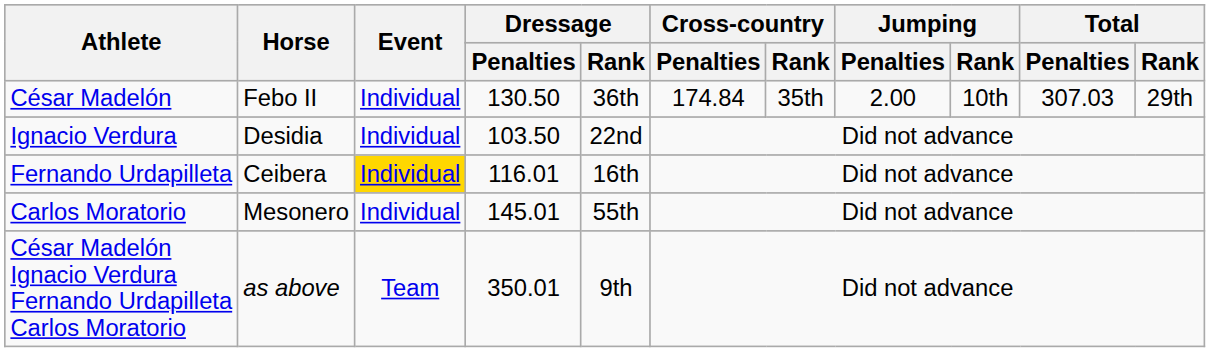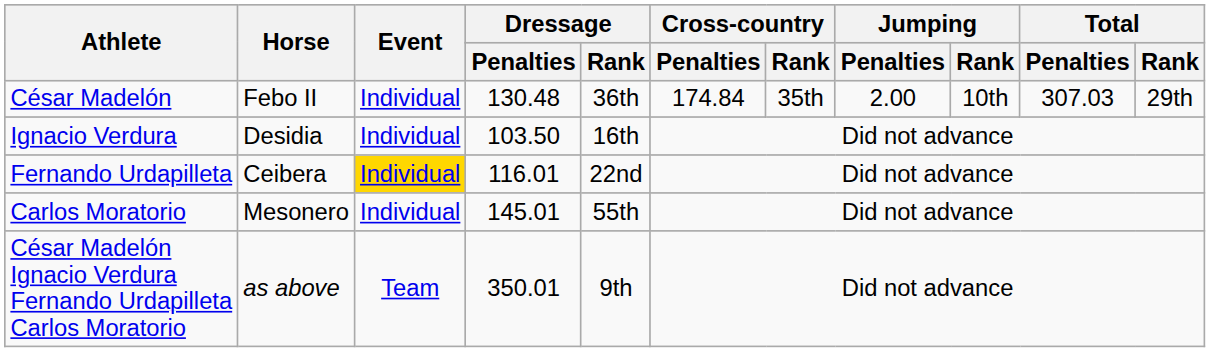(524, 99) 130.50 -> (524, 99) 130.48
(616, 137) 22nd -> (616, 137) 16th
(616, 174) 16th -> (616, 174) 22nd
